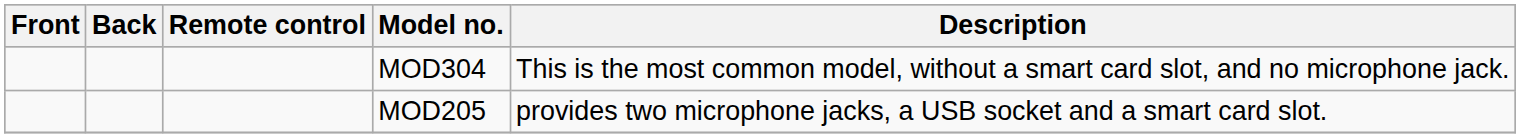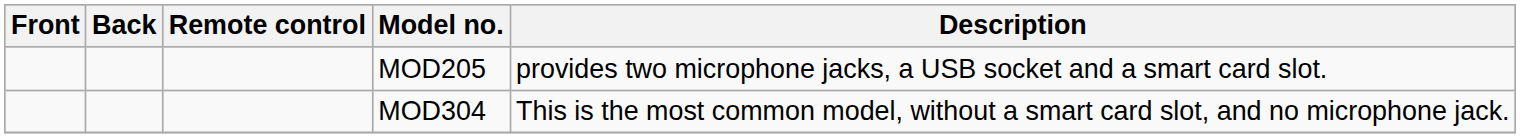rows swapped: (432, 111) <-> (432, 68)
